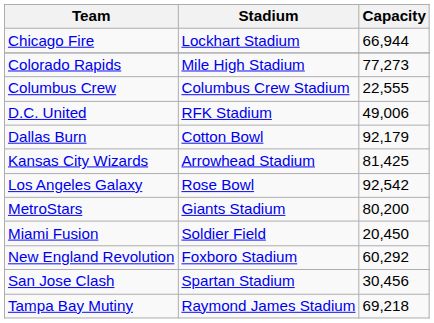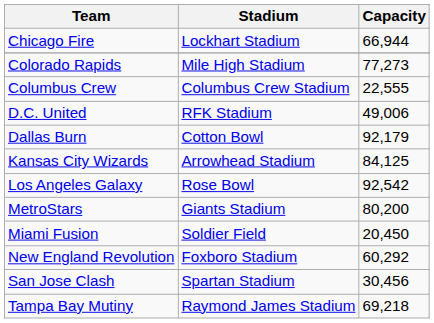(386, 161) 81,425 -> (386, 161) 84,125
